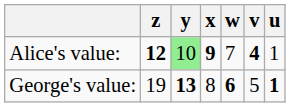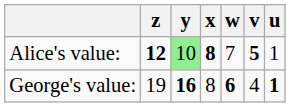(210, 53) 9 -> (210, 53) 8
(254, 53) 4 -> (254, 53) 5
(186, 85) 13 -> (186, 85) 16
(254, 85) 5 -> (254, 85) 4
